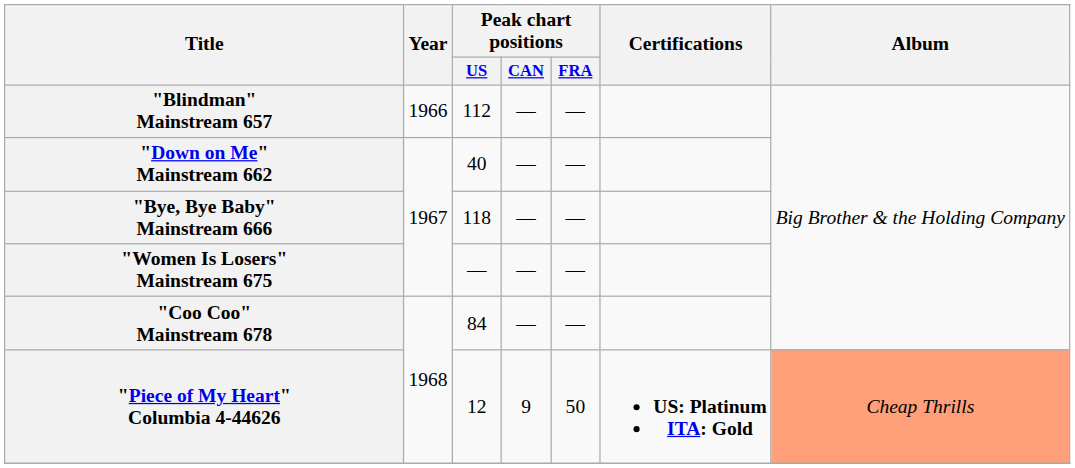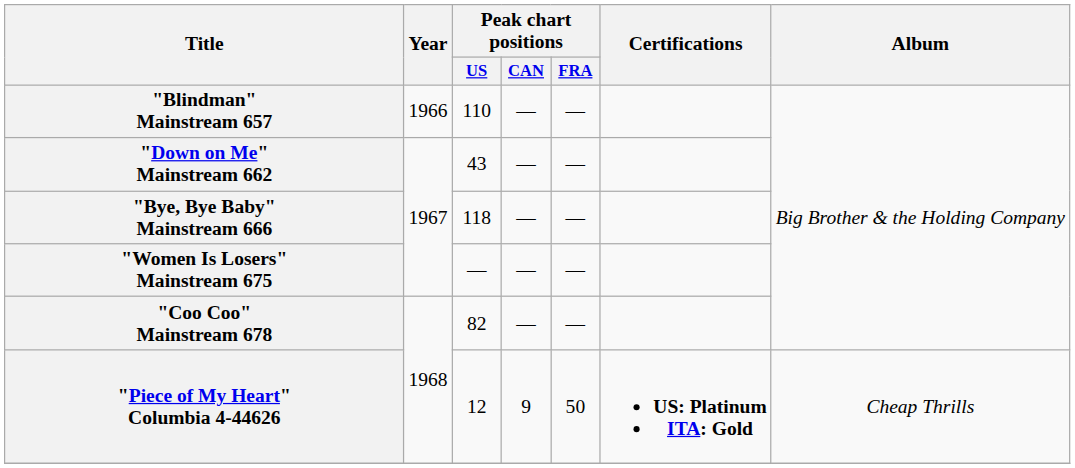(477, 111) 112 -> (477, 111) 110
(477, 164) 40 -> (477, 164) 43
(477, 322) 84 -> (477, 322) 82
(920, 406) lightsalmon background -> (920, 406) no background
